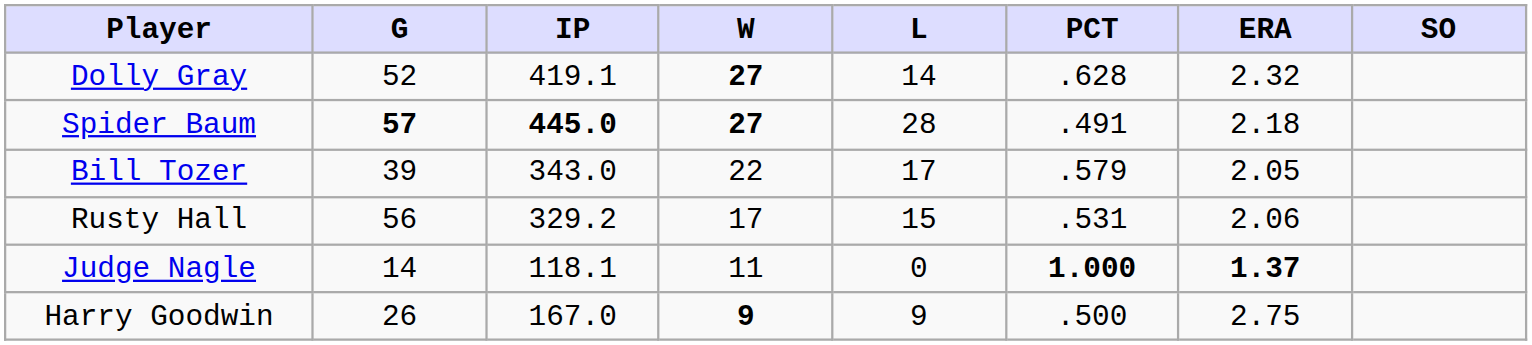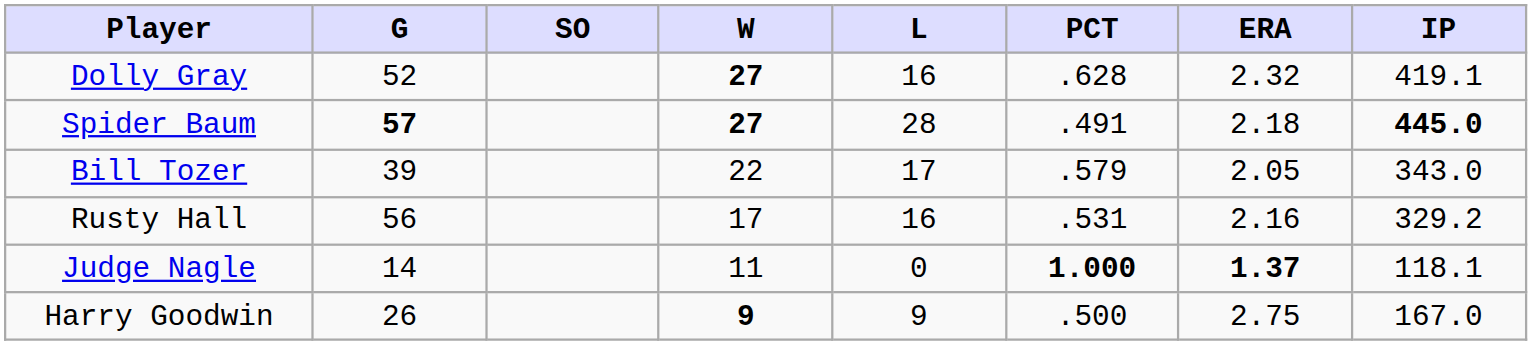columns swapped: (573, 29) <-> (1438, 29)
(919, 77) 14 -> (919, 77) 16
(919, 221) 15 -> (919, 221) 16
(1265, 221) 2.06 -> (1265, 221) 2.16
